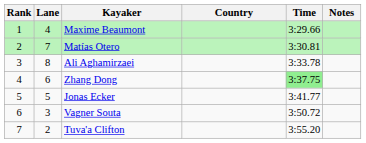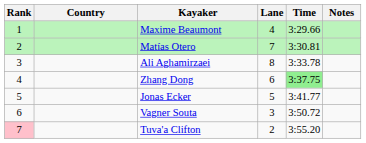columns swapped: (48, 12) <-> (234, 12)
(19, 130) no background -> (19, 130) pink background
